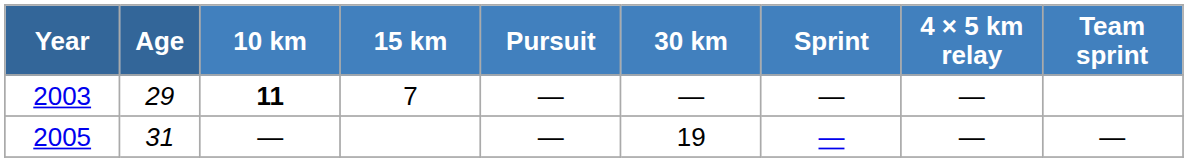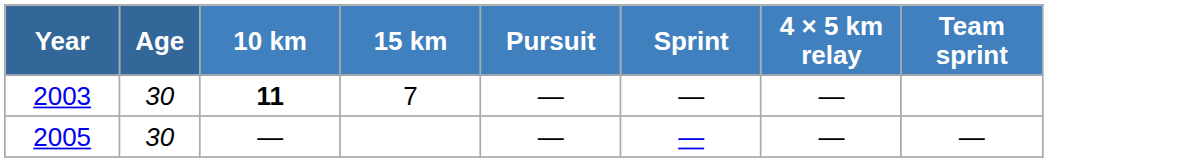- column: (691, 40)
(160, 96) 29 -> (160, 96) 30
(160, 137) 31 -> (160, 137) 30
